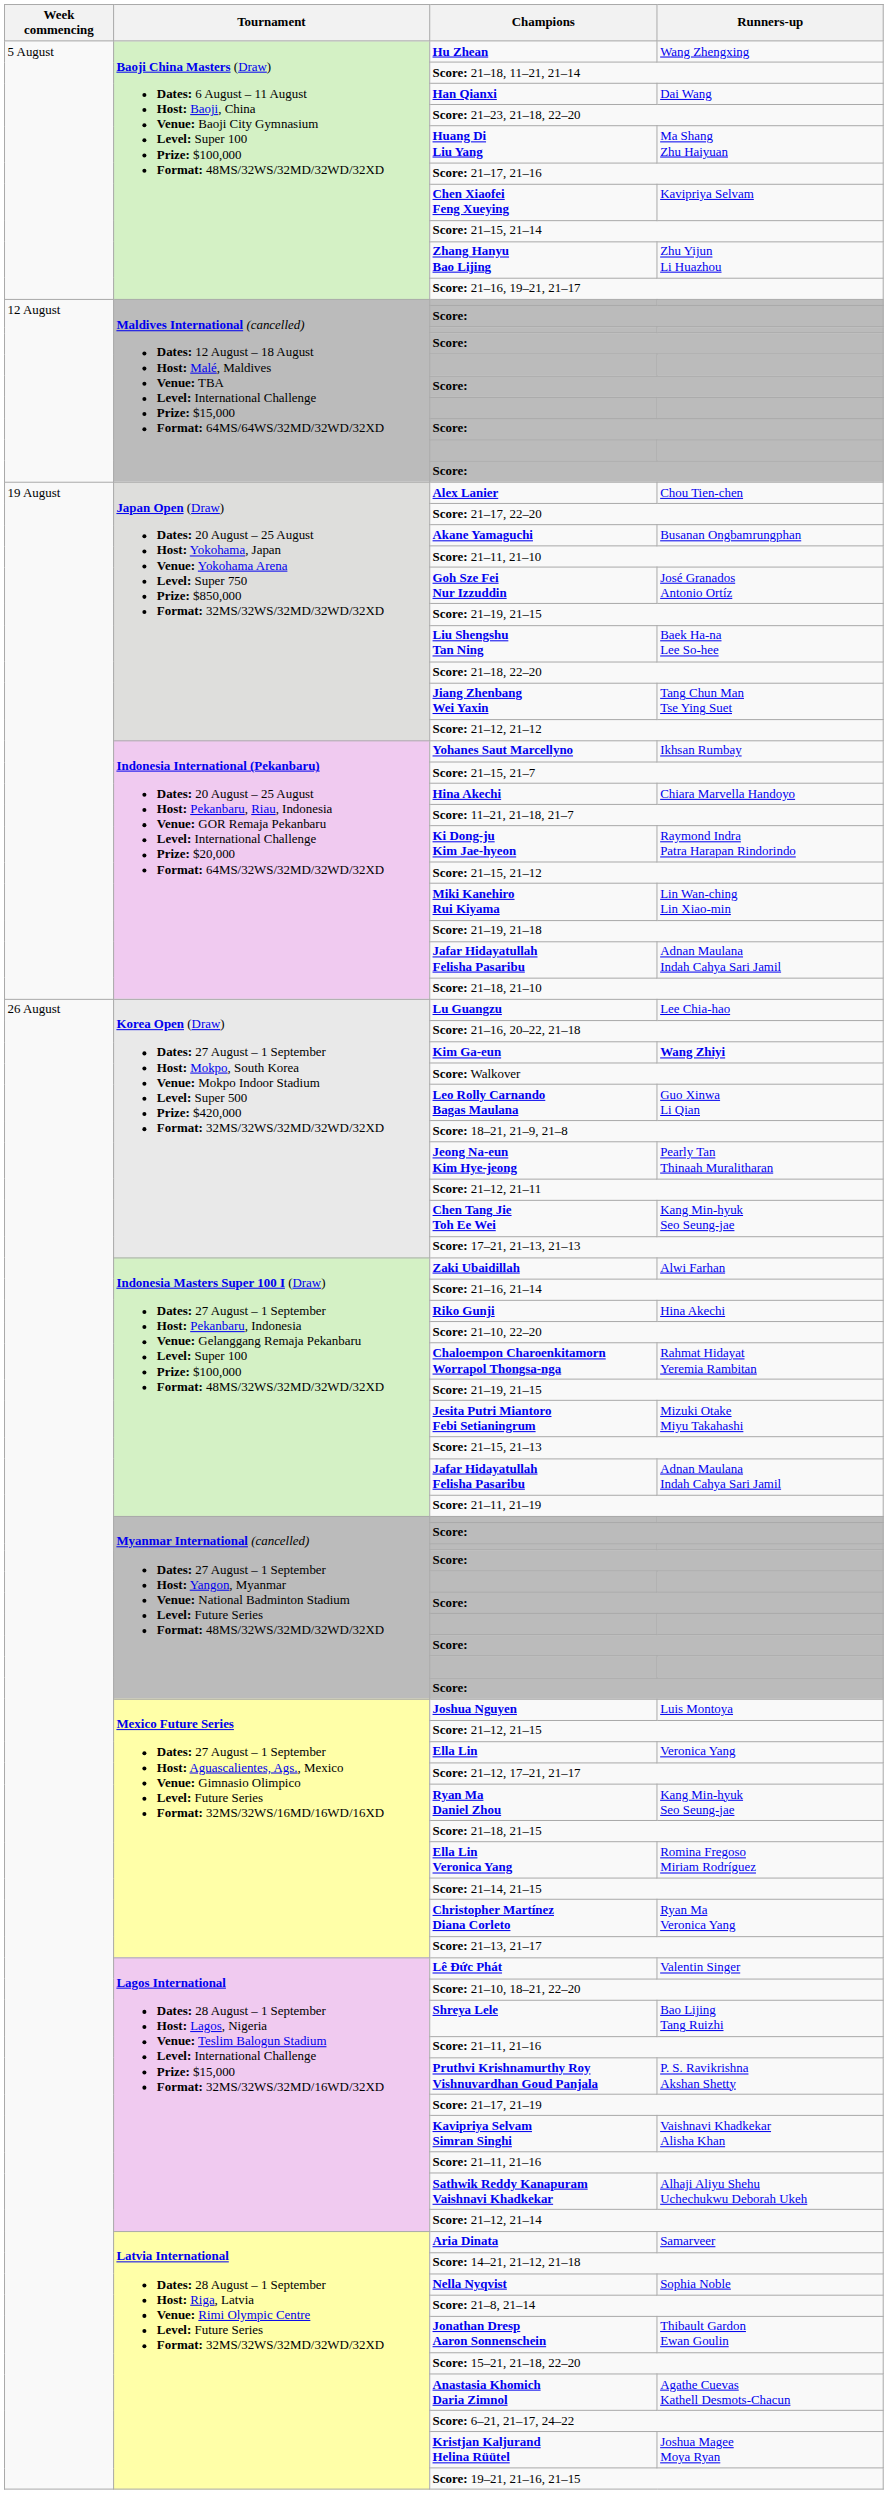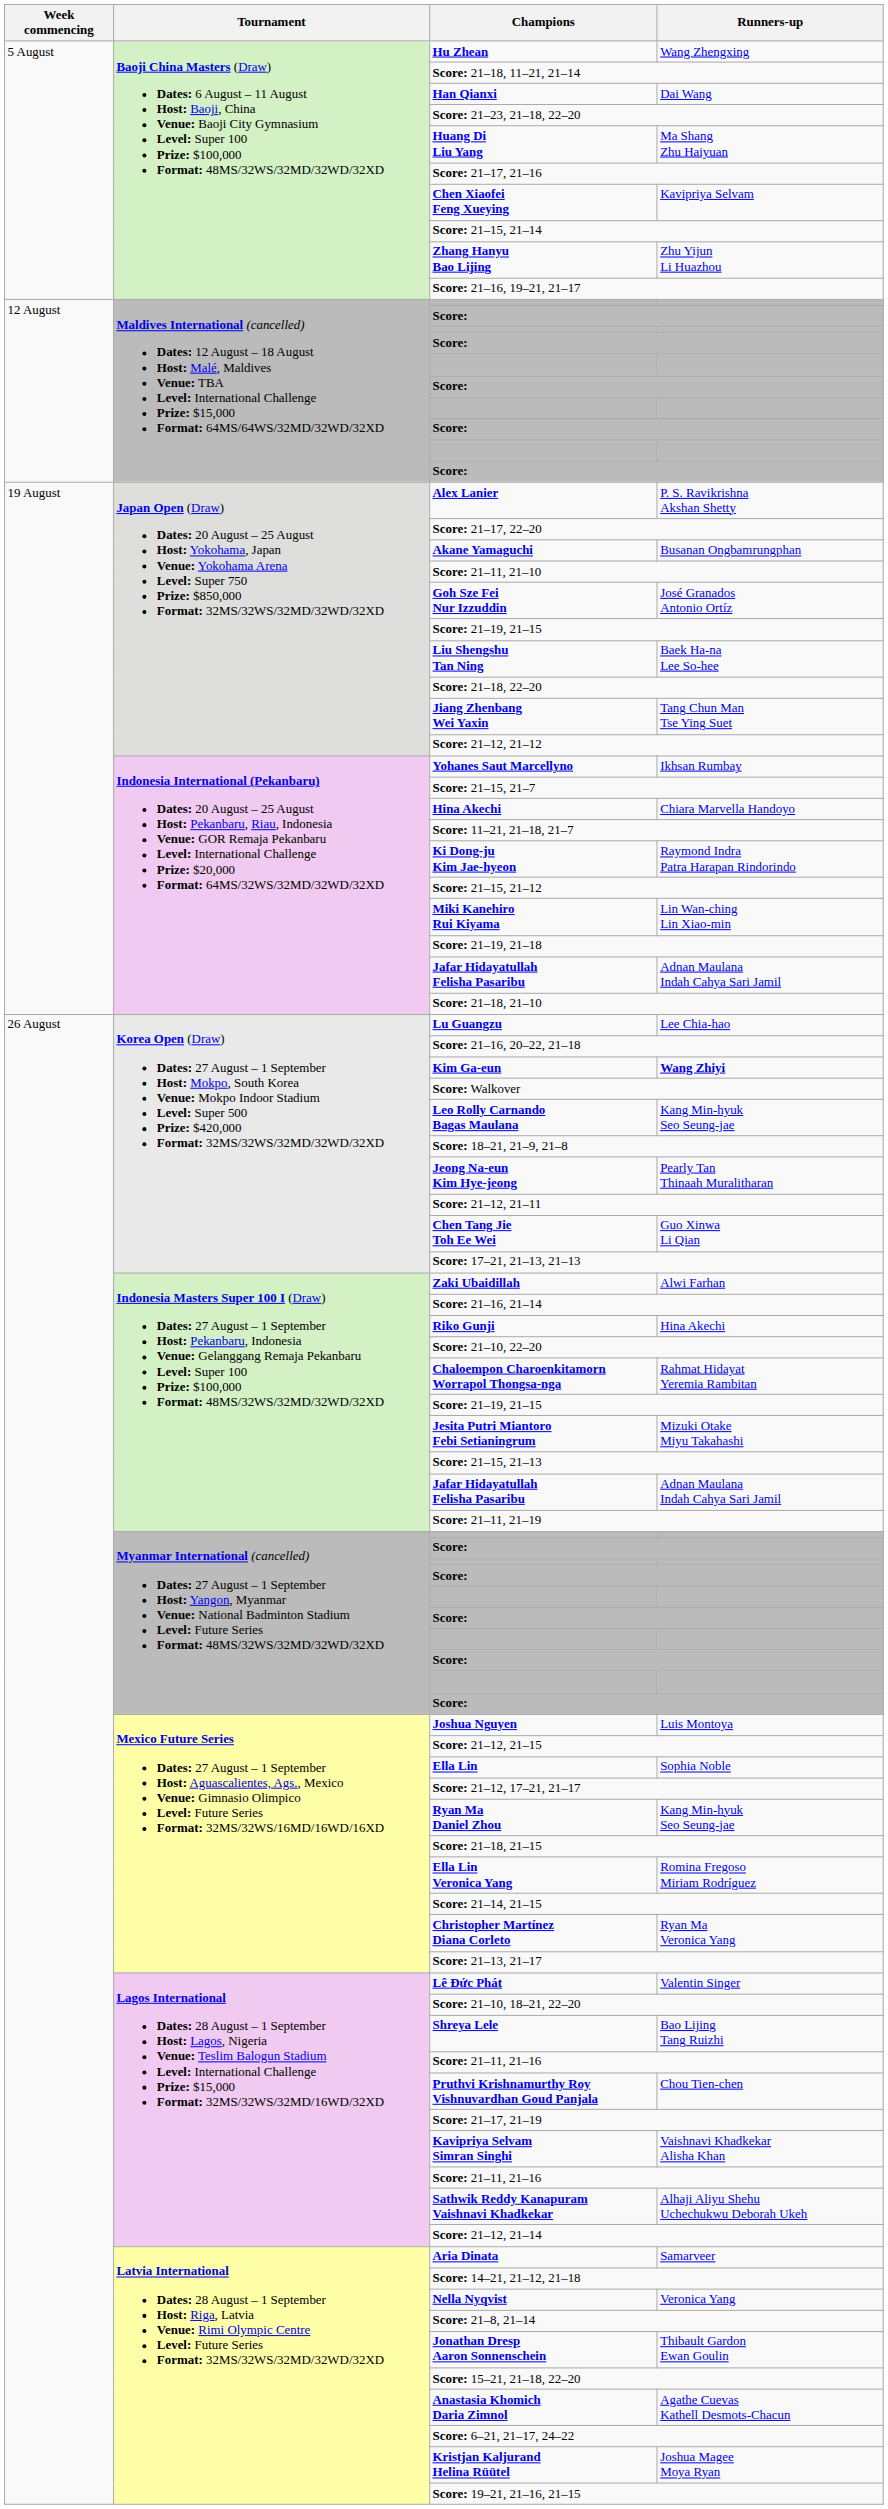(702, 492) Chou Tien-chen -> (704, 500) P. S. Ravikrishna Akshan Shetty
(690, 1102) Guo Xinwa Li Qian -> (702, 1117) Kang Min-hyuk Seo Seung-jae
(702, 1217) Kang Min-hyuk Seo Seung-jae -> (690, 1233) Guo Xinwa Li Qian
(698, 1751) Veronica Yang -> (696, 1767) Sophia Noble
(704, 2075) P. S. Ravikrishna Akshan Shetty -> (702, 2083) Chou Tien-chen
(696, 2284) Sophia Noble -> (698, 2299) Veronica Yang
